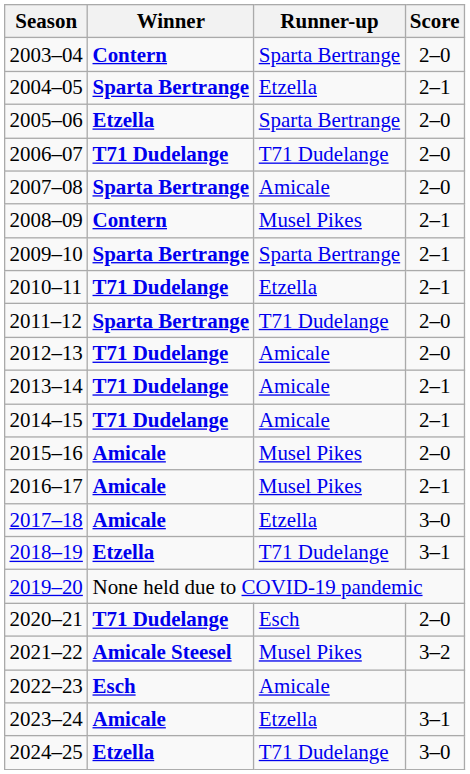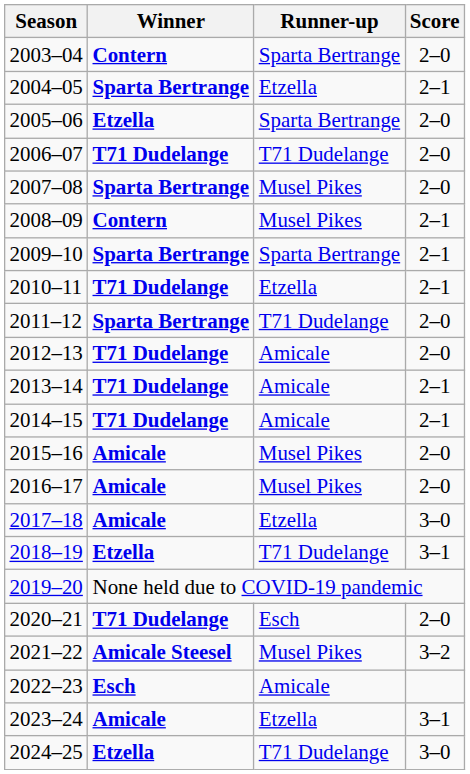(294, 187) Amicale -> (310, 187) Musel Pikes
(435, 486) 2–1 -> (435, 486) 2–0
